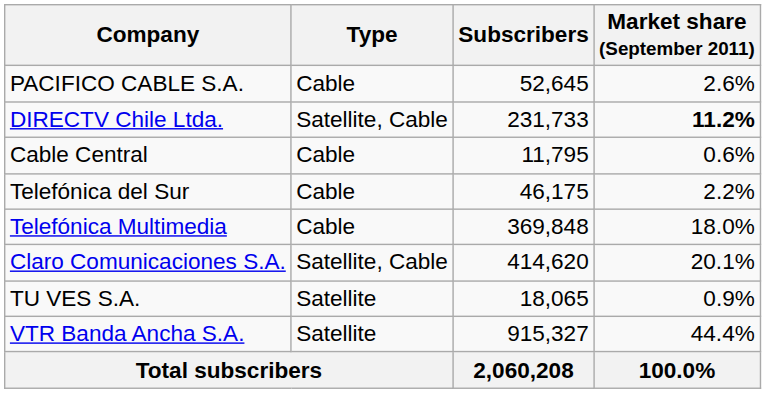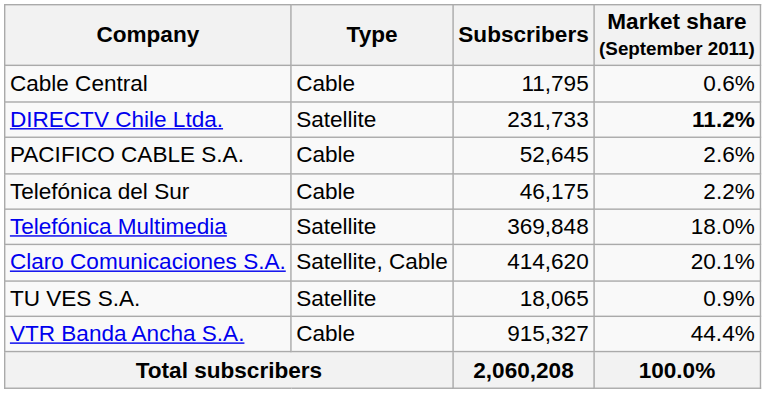rows swapped: (79, 155) <-> (127, 83)
(372, 119) Satellite, Cable -> (336, 119) Satellite
(326, 226) Cable -> (336, 226) Satellite
(336, 333) Satellite -> (326, 333) Cable
